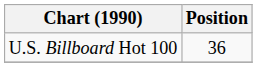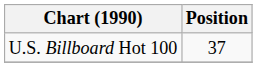(217, 47) 36 -> (217, 47) 37
